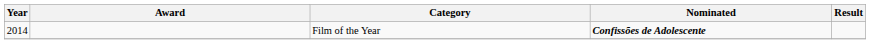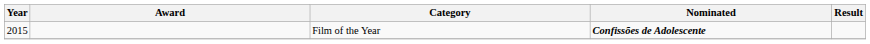(17, 30) 2014 -> (17, 30) 2015
